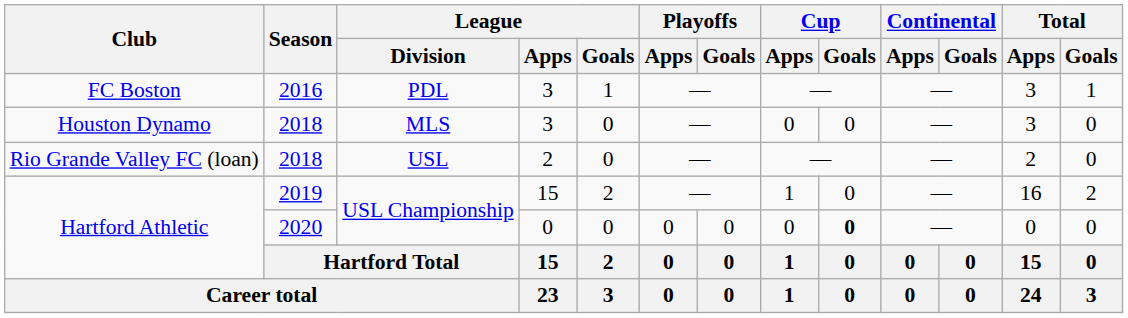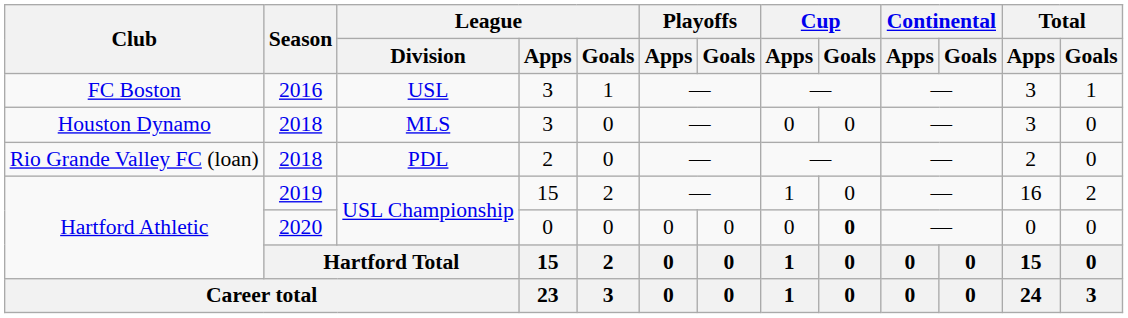(428, 90) PDL -> (428, 90) USL
(428, 158) USL -> (428, 158) PDL
